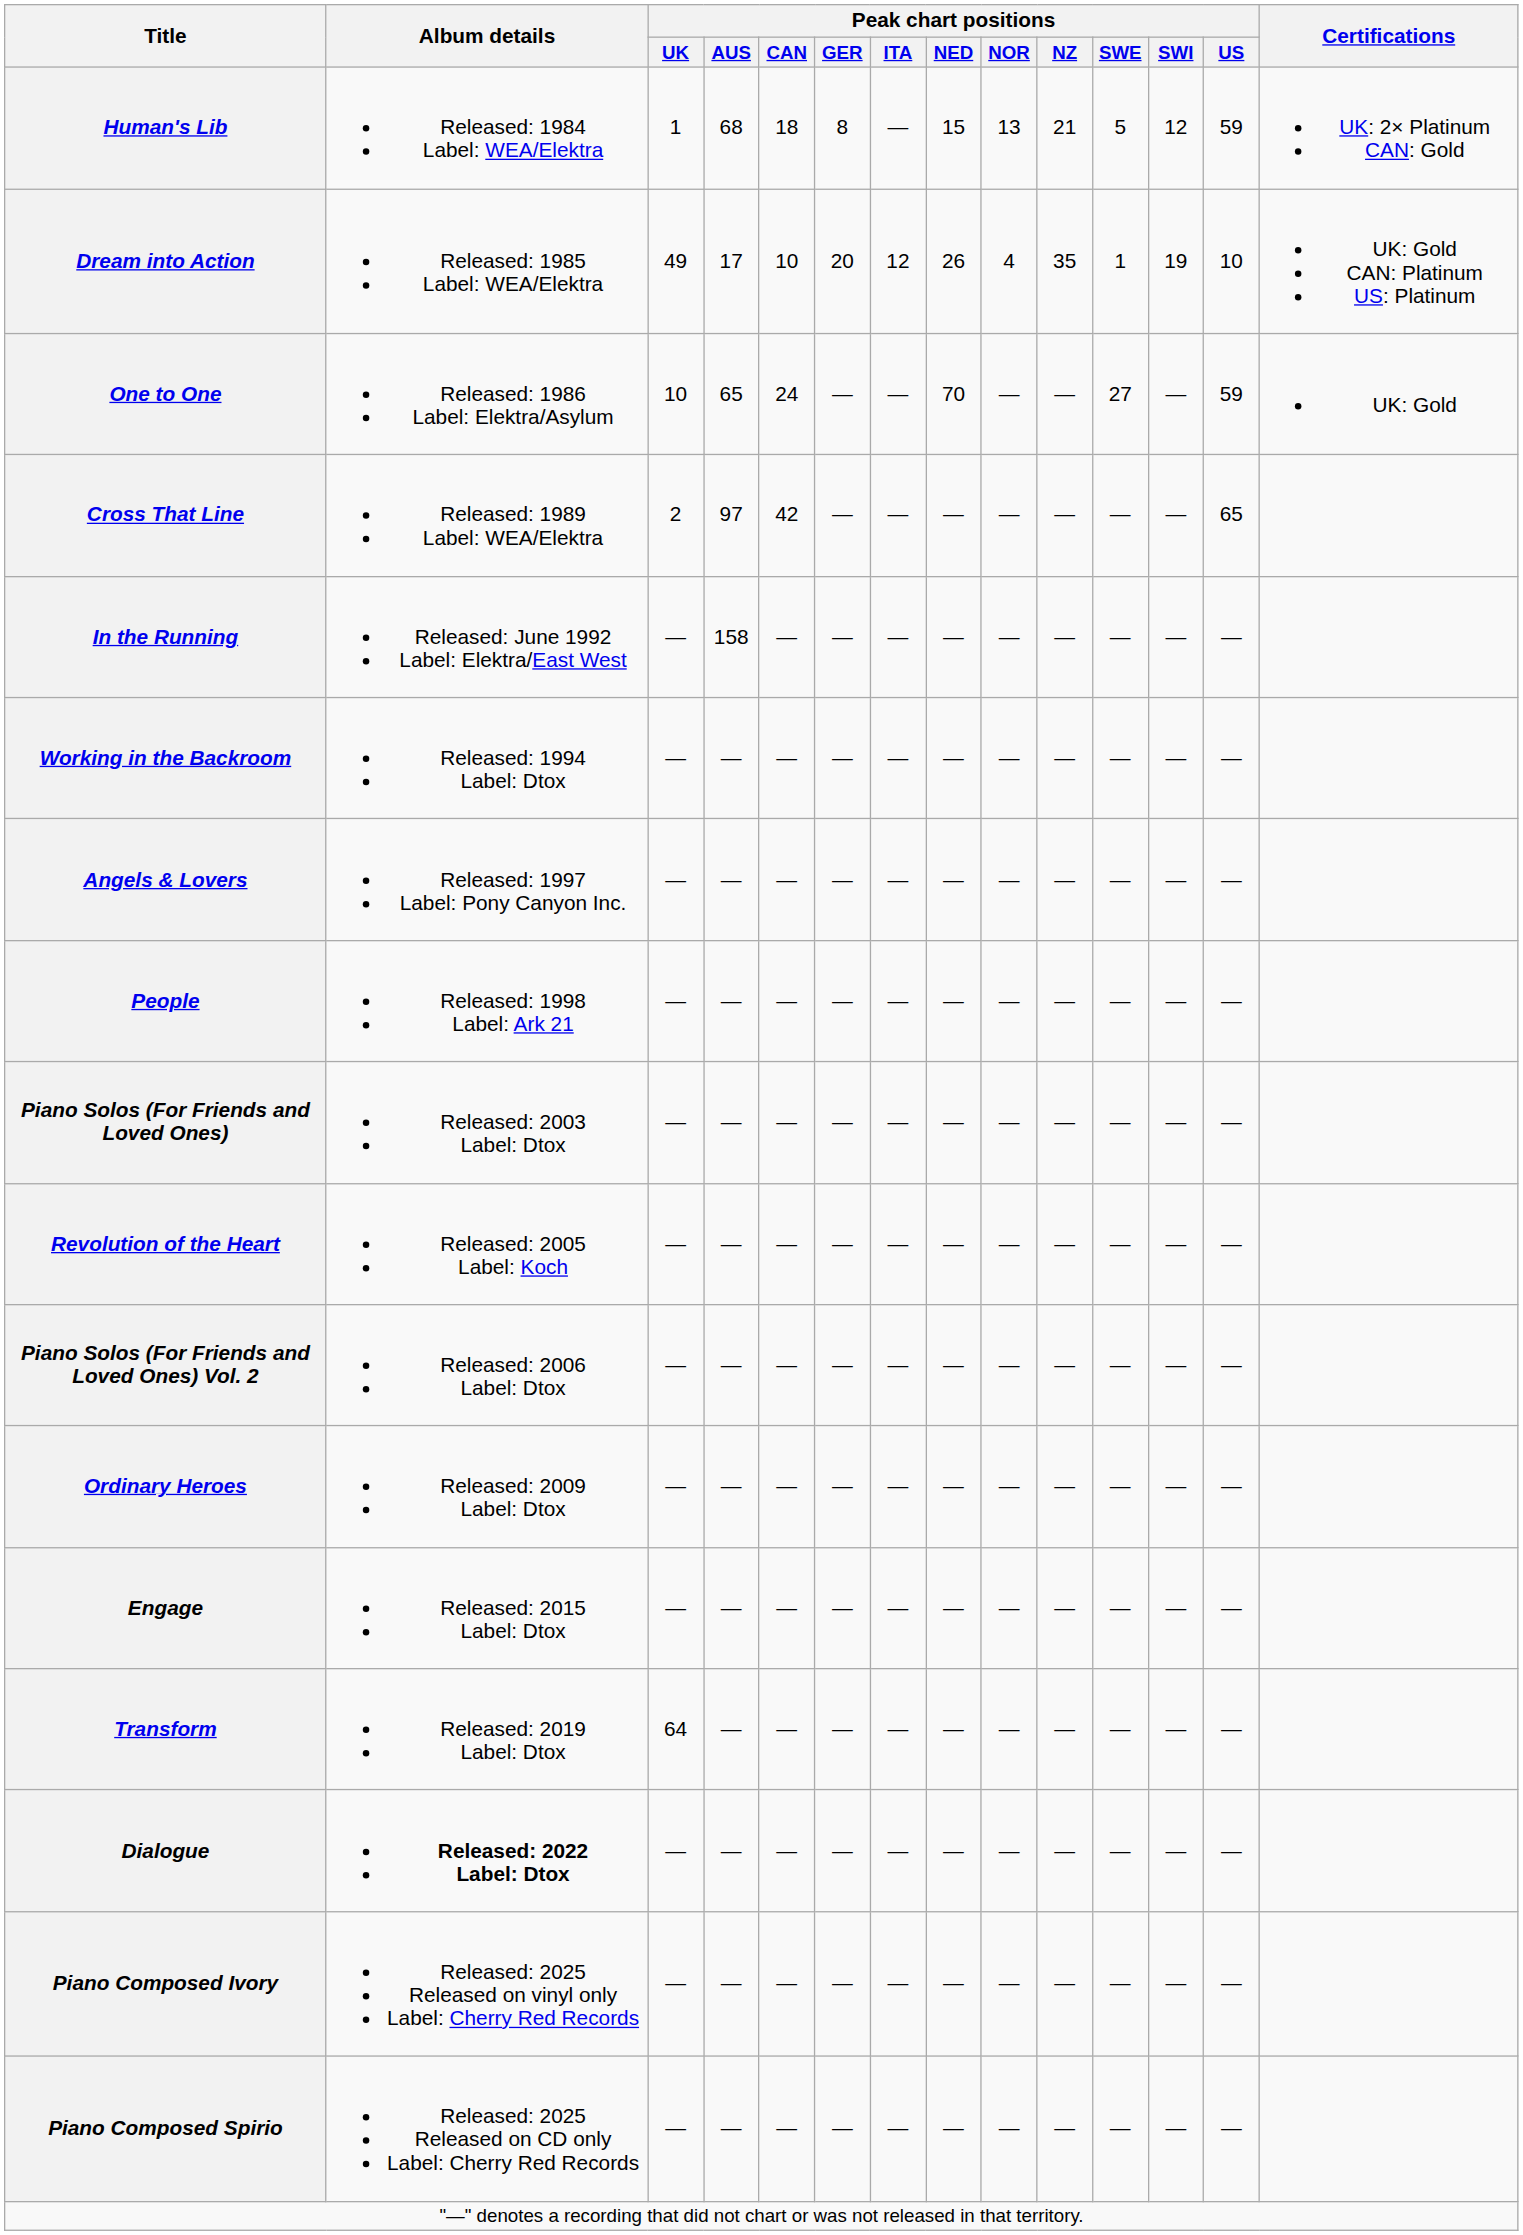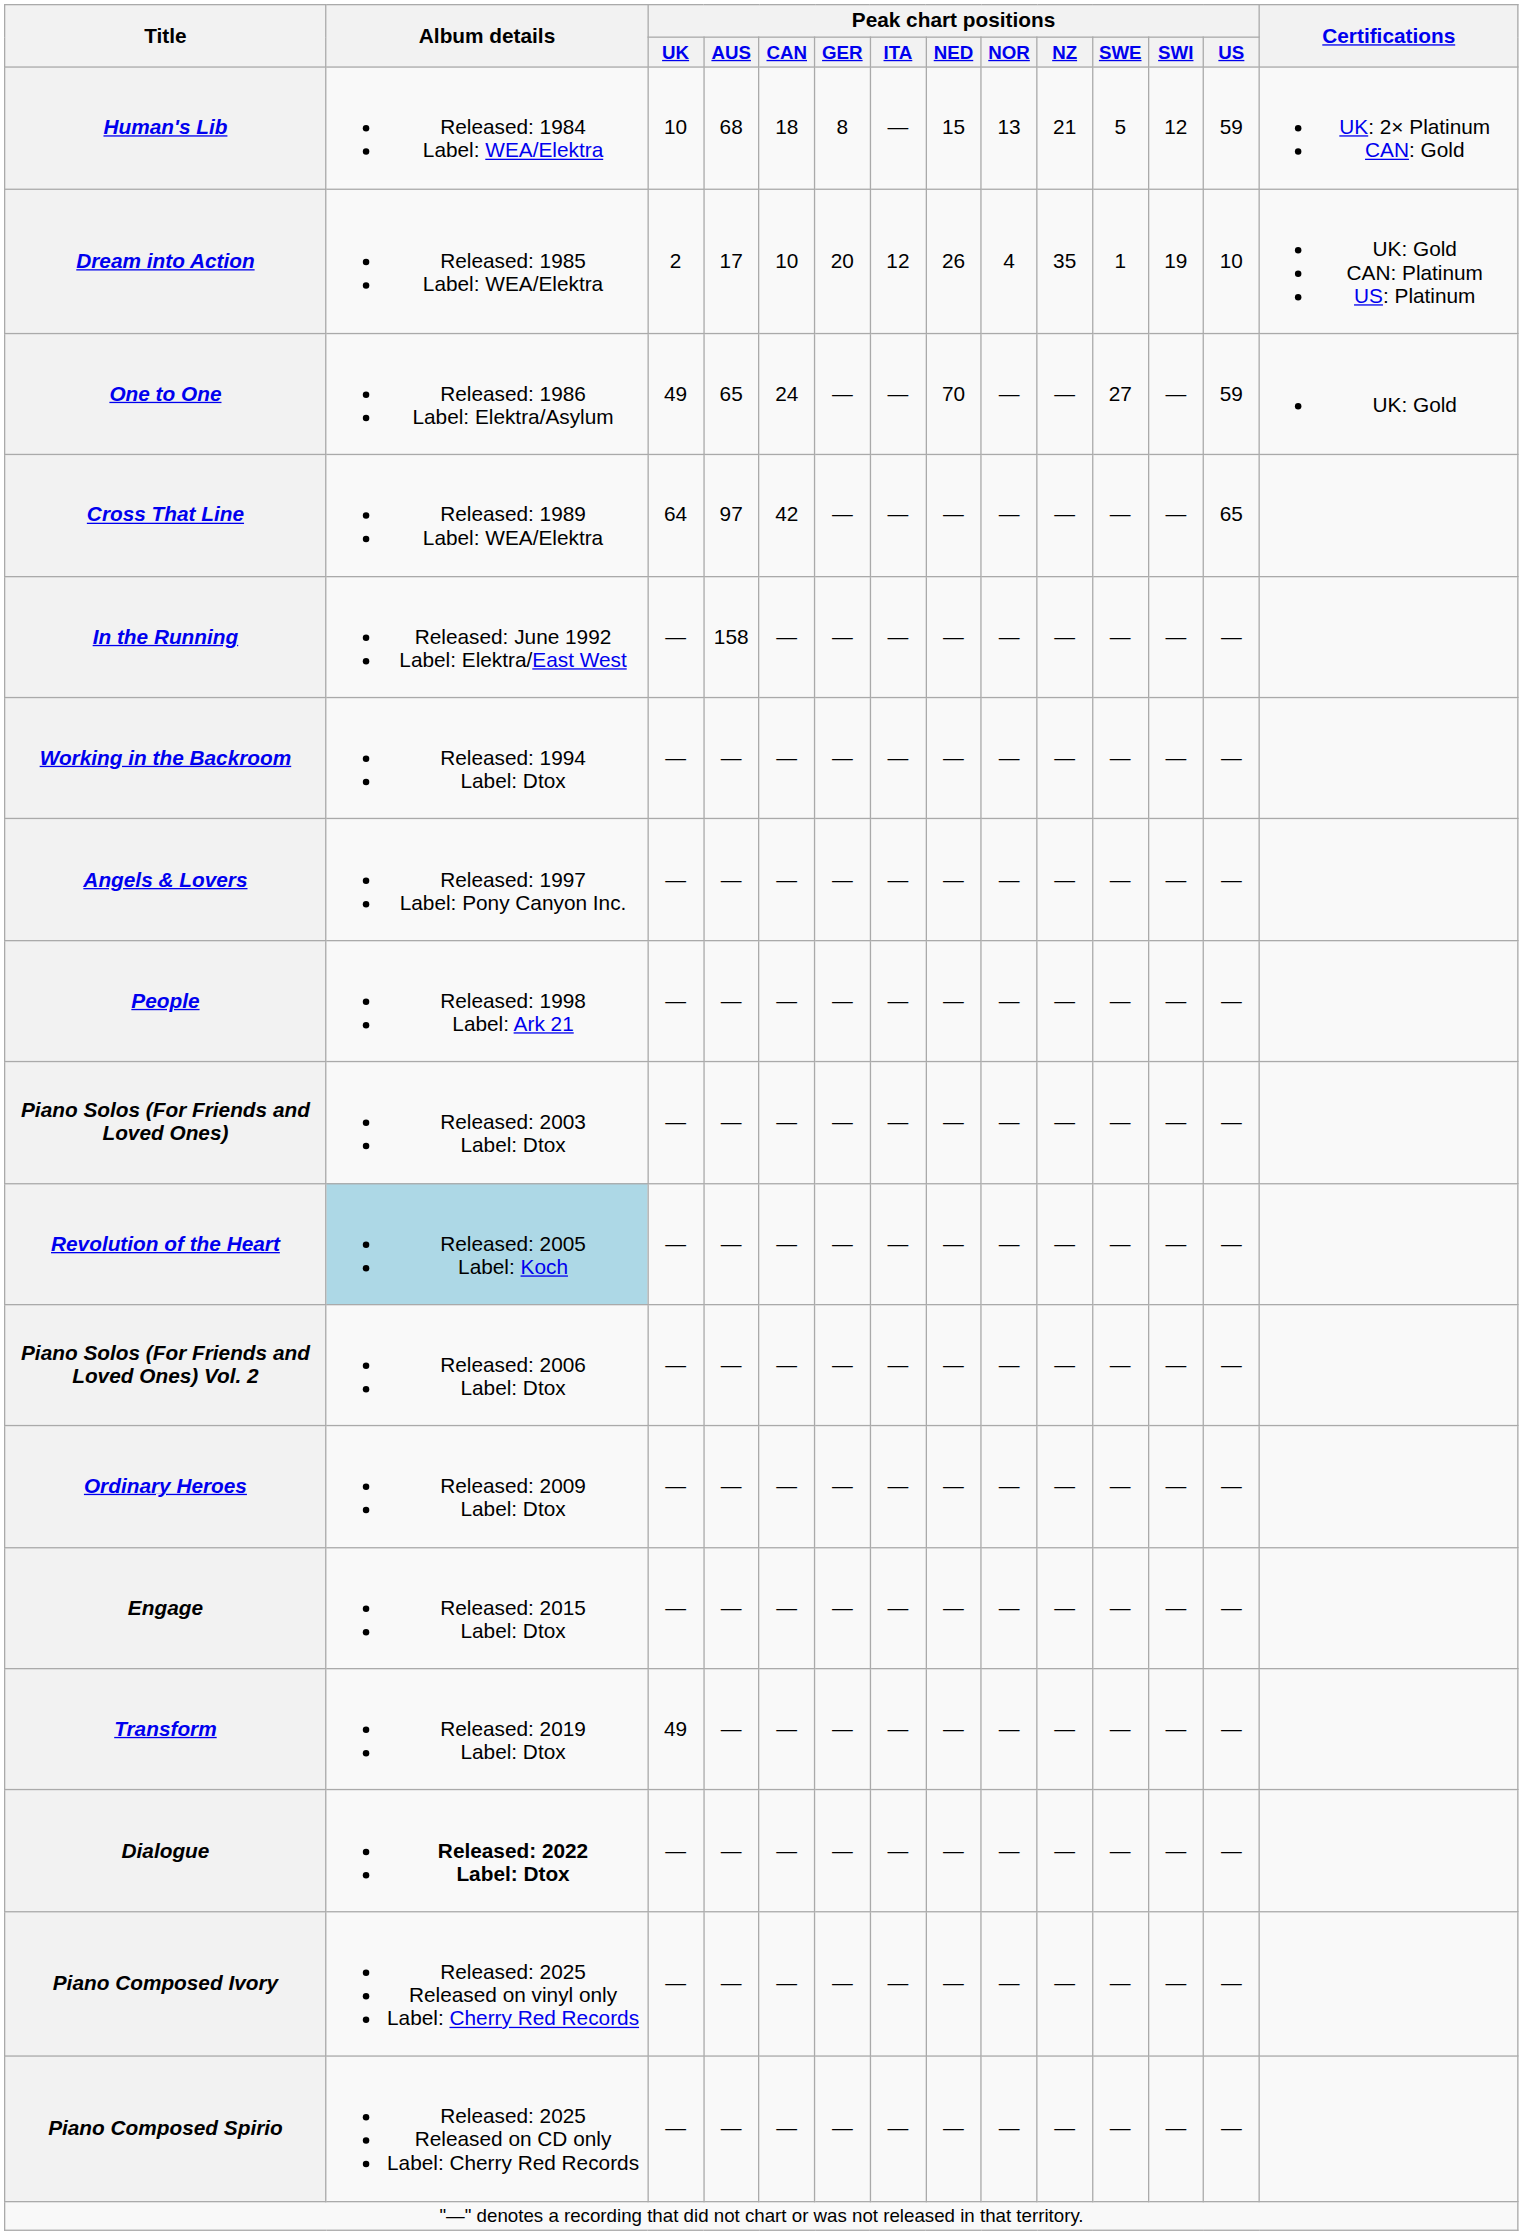(676, 127) 1 -> (676, 127) 10
(676, 260) 49 -> (676, 260) 2
(676, 393) 10 -> (676, 393) 49
(676, 515) 2 -> (676, 515) 64
(487, 1255) no background -> (487, 1255) lightblue background
(676, 1729) 64 -> (676, 1729) 49
